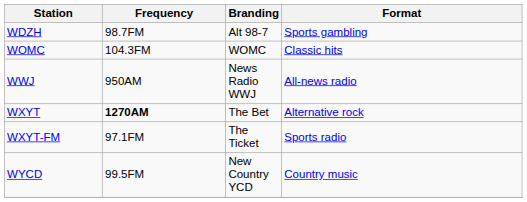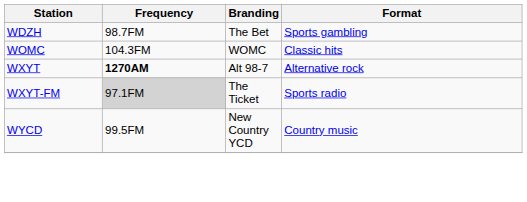(248, 31) Alt 98-7 -> (249, 31) The Bet
- row: (21, 81)
(249, 112) The Bet -> (248, 68) Alt 98-7
(125, 137) no background -> (125, 93) lightgrey background
